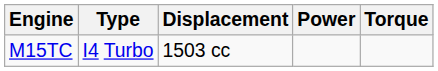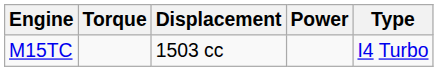columns swapped: (118, 19) <-> (396, 19)
